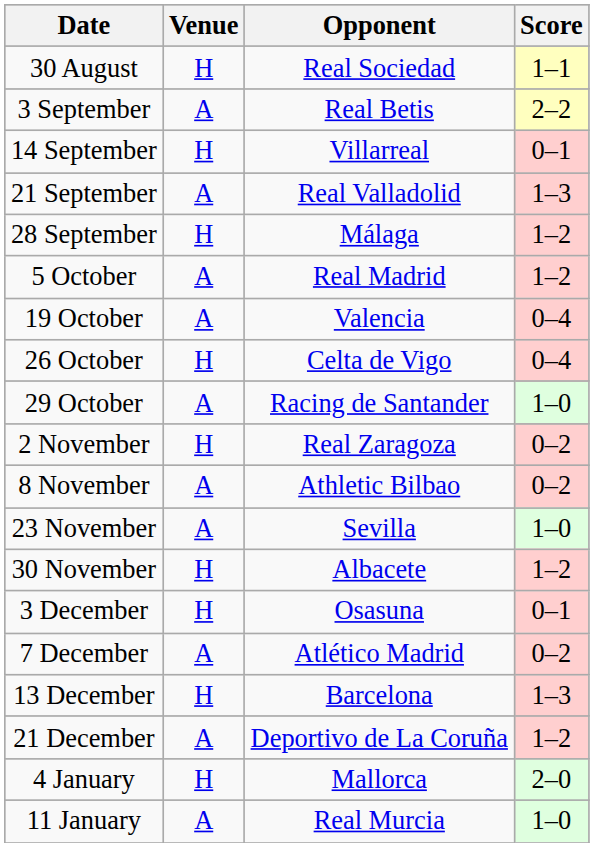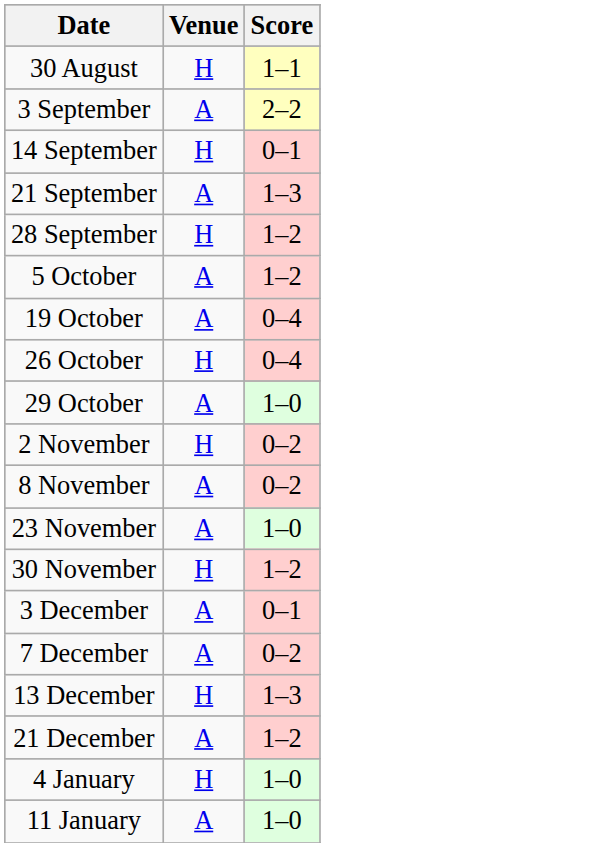- column: (379, 25)
(204, 611) H -> (204, 611) A
(551, 779) 2–0 -> (282, 779) 1–0
